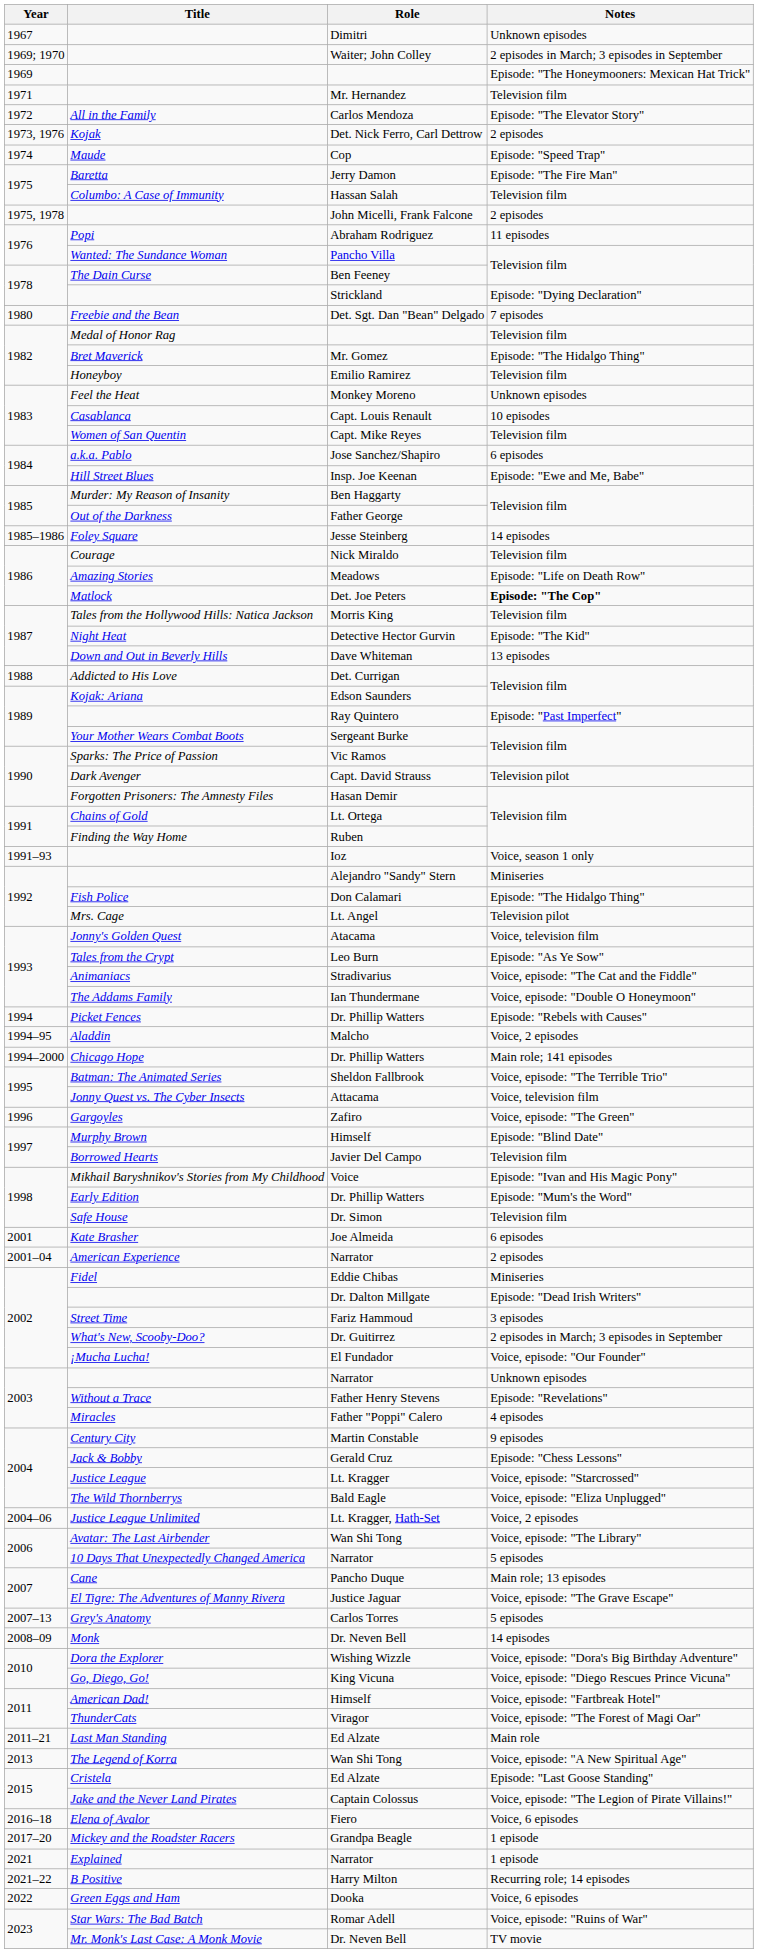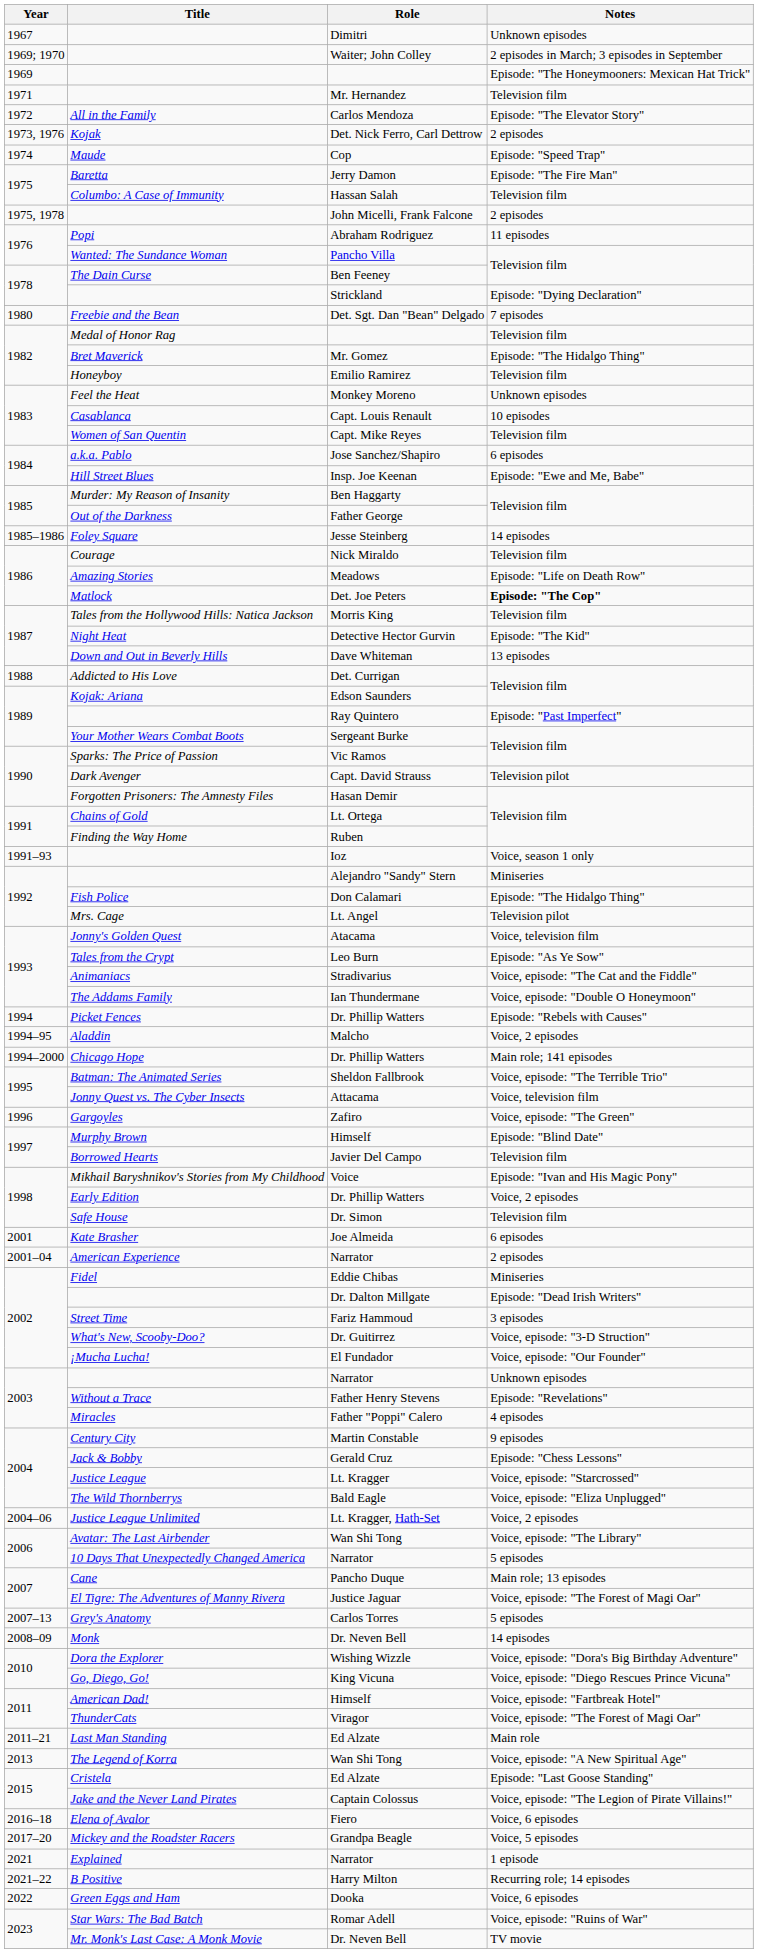(561, 1197) Episode: "Mum's the Word" -> (534, 1197) Voice, 2 episodes
(606, 1337) 2 episodes in March; 3 episodes in September -> (570, 1337) Voice, episode: "3-D Struction"
(582, 1598) Voice, episode: "The Grave Escape" -> (595, 1598) Voice, episode: "The Forest of Magi Oar"
(514, 1838) 1 episode -> (534, 1838) Voice, 5 episodes
